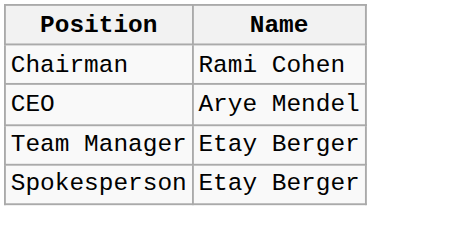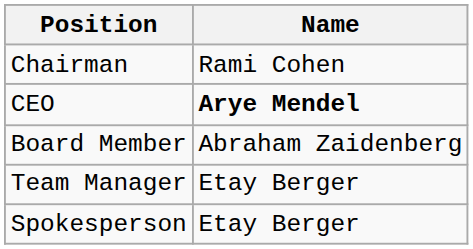(279, 105) normal -> (279, 105) bold
+ row: (99, 144)
